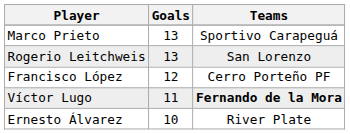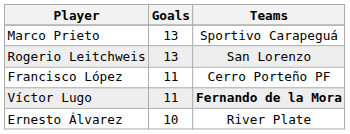(171, 77) 12 -> (171, 77) 11
